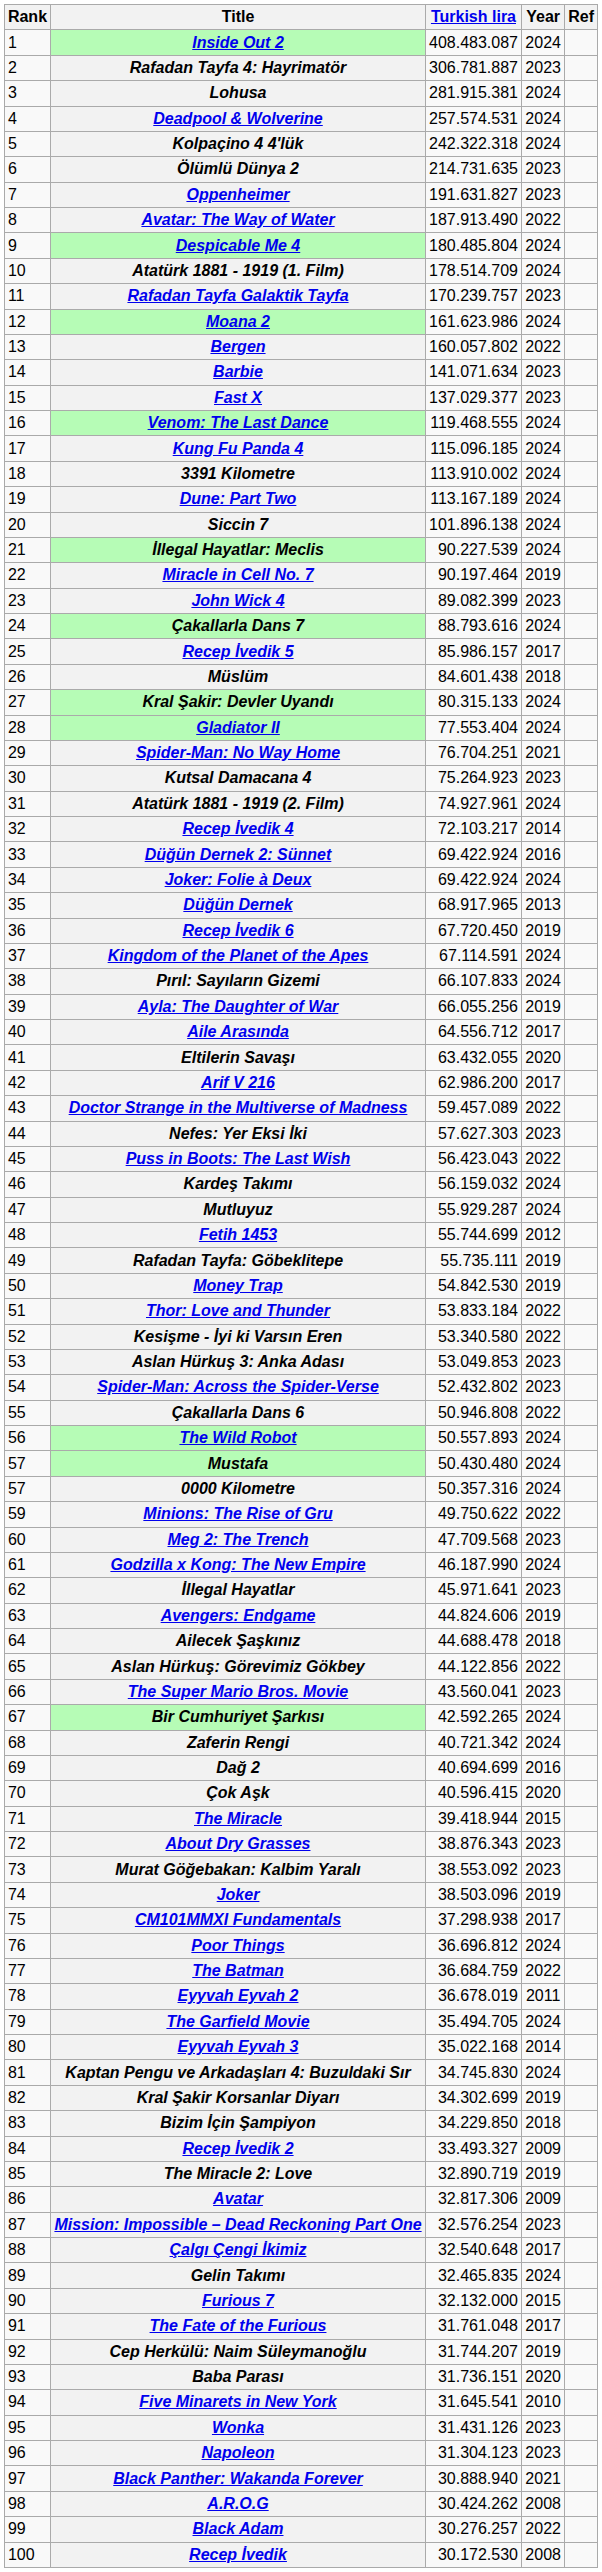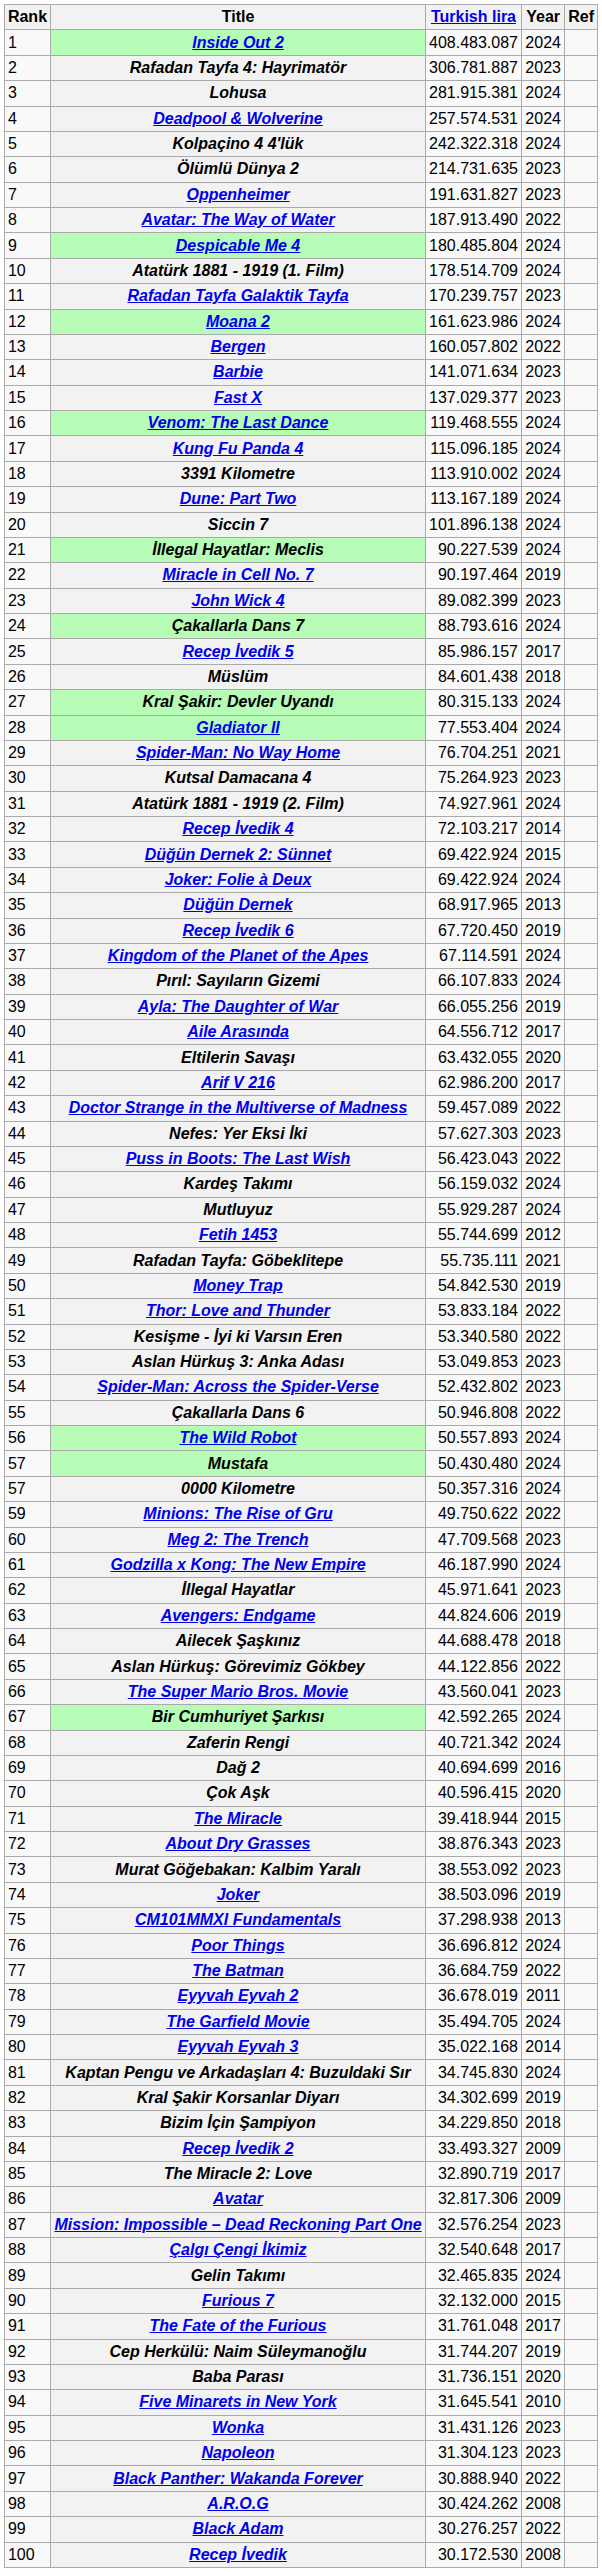(543, 854) 2016 -> (543, 854) 2015
(543, 1260) 2019 -> (543, 1260) 2021
(543, 1920) 2017 -> (543, 1920) 2013
(543, 2174) 2019 -> (543, 2174) 2017
(543, 2478) 2021 -> (543, 2478) 2022
